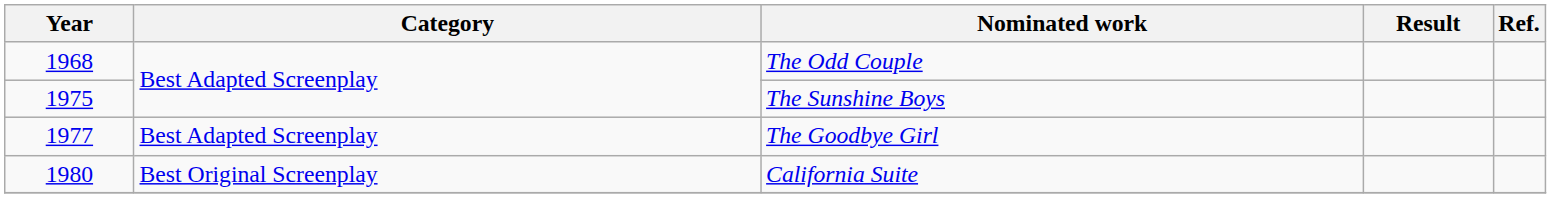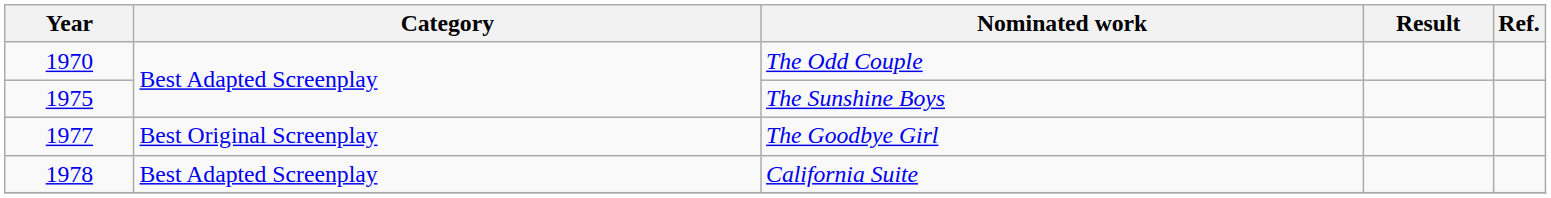(69, 60) 1968 -> (69, 60) 1970
(259, 135) Best Adapted Screenplay -> (259, 135) Best Original Screenplay
(69, 173) 1980 -> (69, 173) 1978
(259, 173) Best Original Screenplay -> (259, 173) Best Adapted Screenplay
